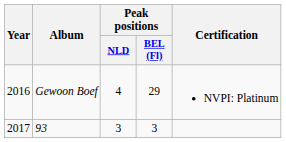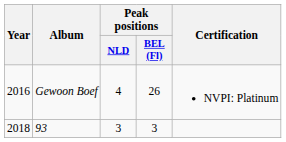(154, 92) 29 -> (154, 92) 26
(19, 128) 2017 -> (19, 128) 2018
